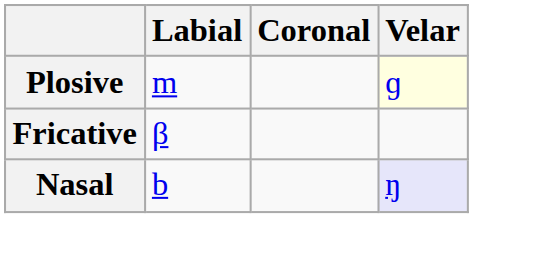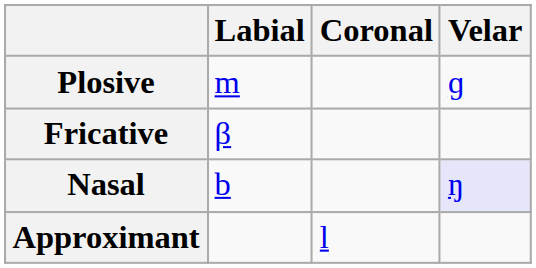(393, 81) lightyellow background -> (456, 81) no background
+ row: (106, 236)
